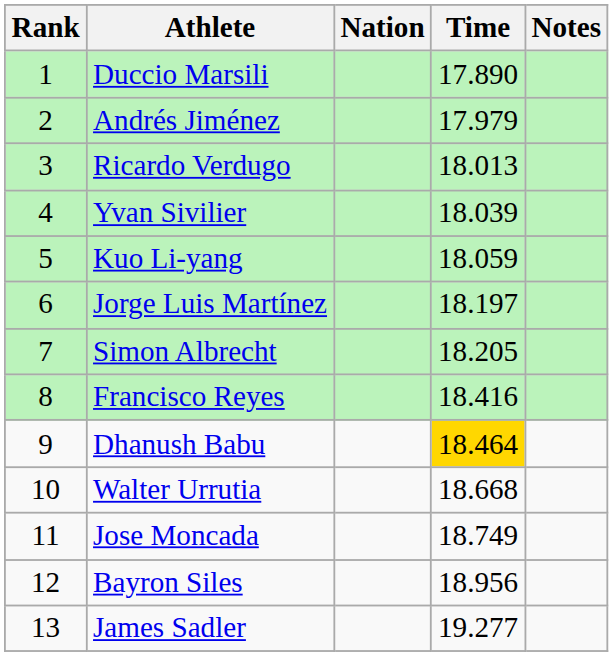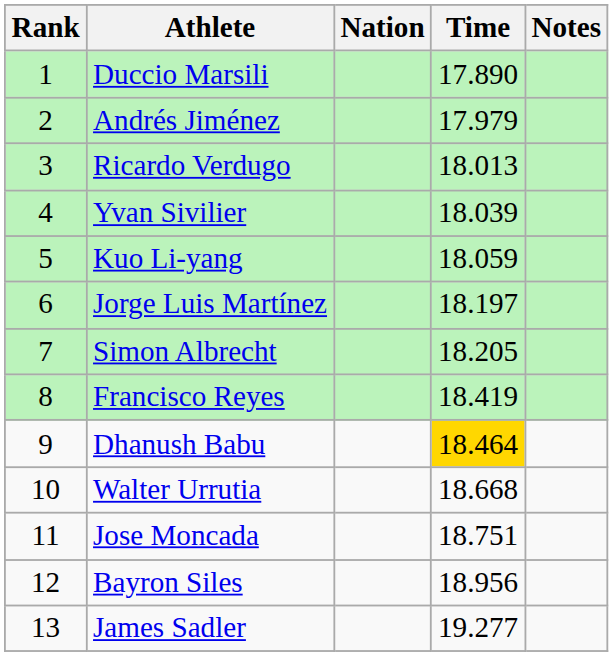(478, 397) 18.416 -> (478, 397) 18.419
(478, 535) 18.749 -> (478, 535) 18.751
